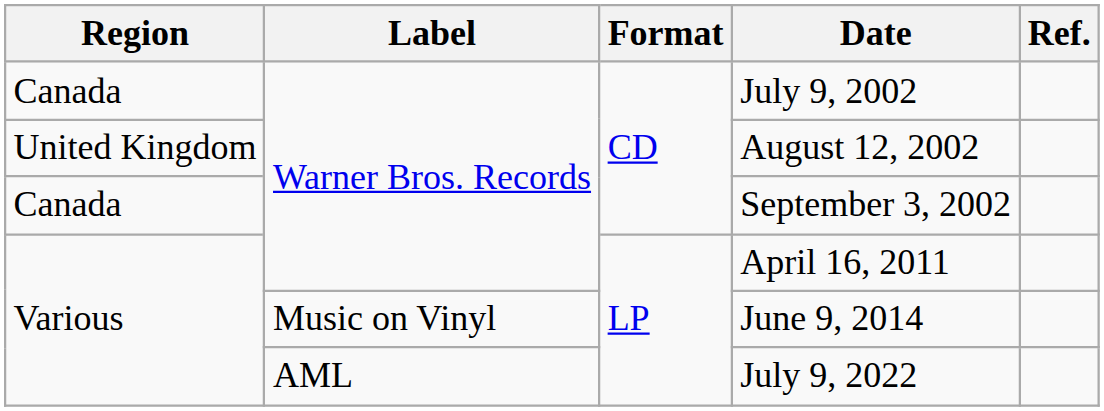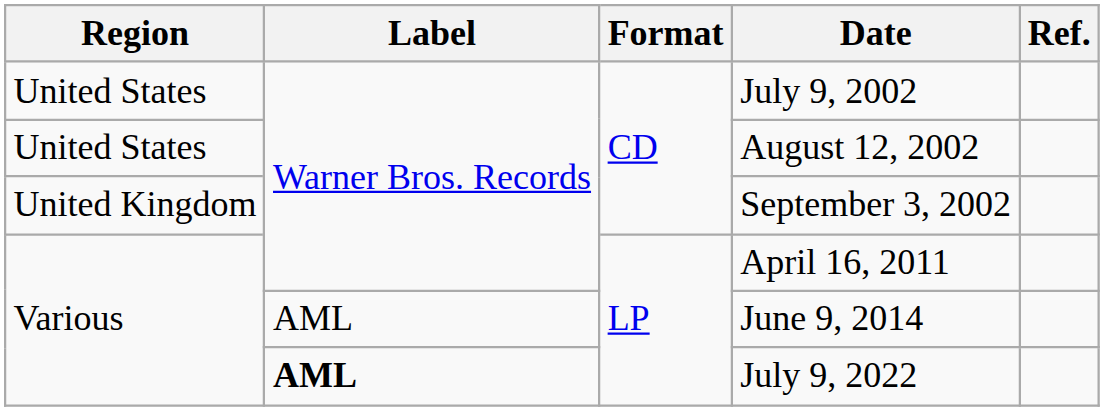(67, 90) Canada -> (110, 90) United States
(135, 147) United Kingdom -> (110, 147) United States
(67, 204) Canada -> (135, 204) United Kingdom
(385, 318) Music on Vinyl -> (313, 318) AML
(313, 375) normal -> (315, 375) bold
